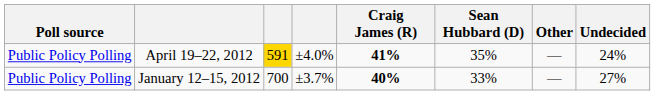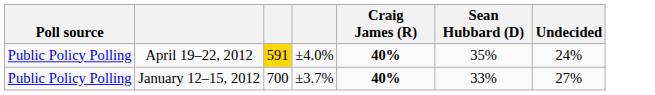- column: (554, 32)
(386, 55) 41% -> (386, 55) 40%
